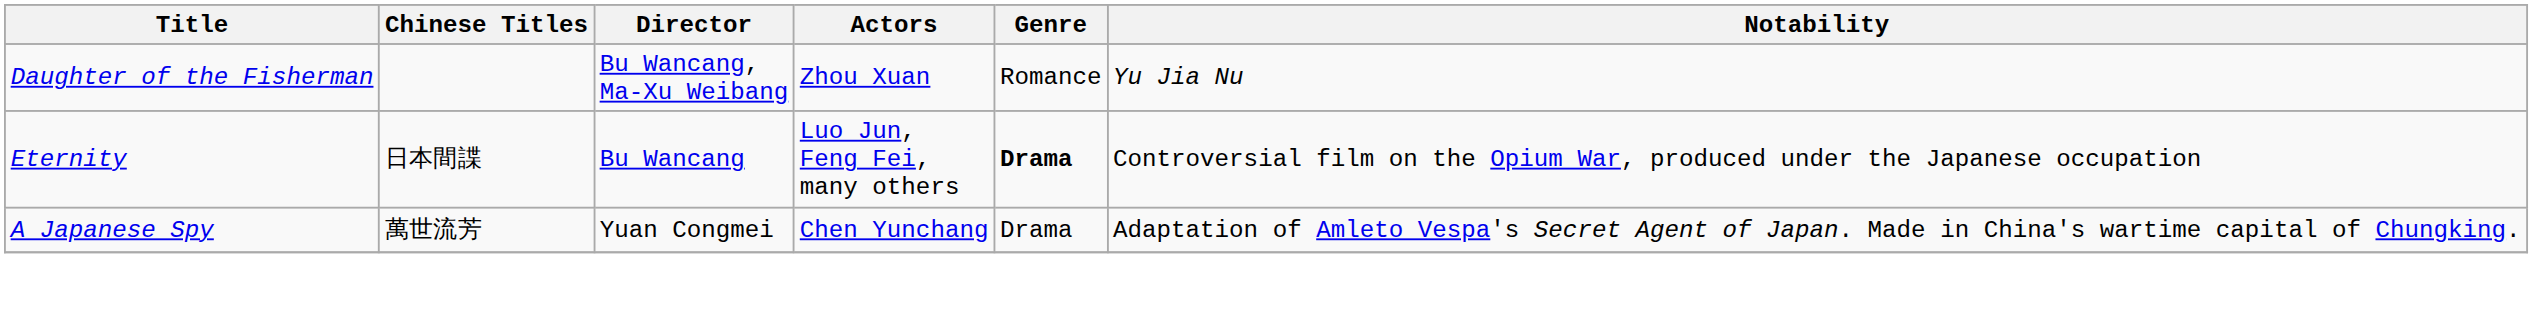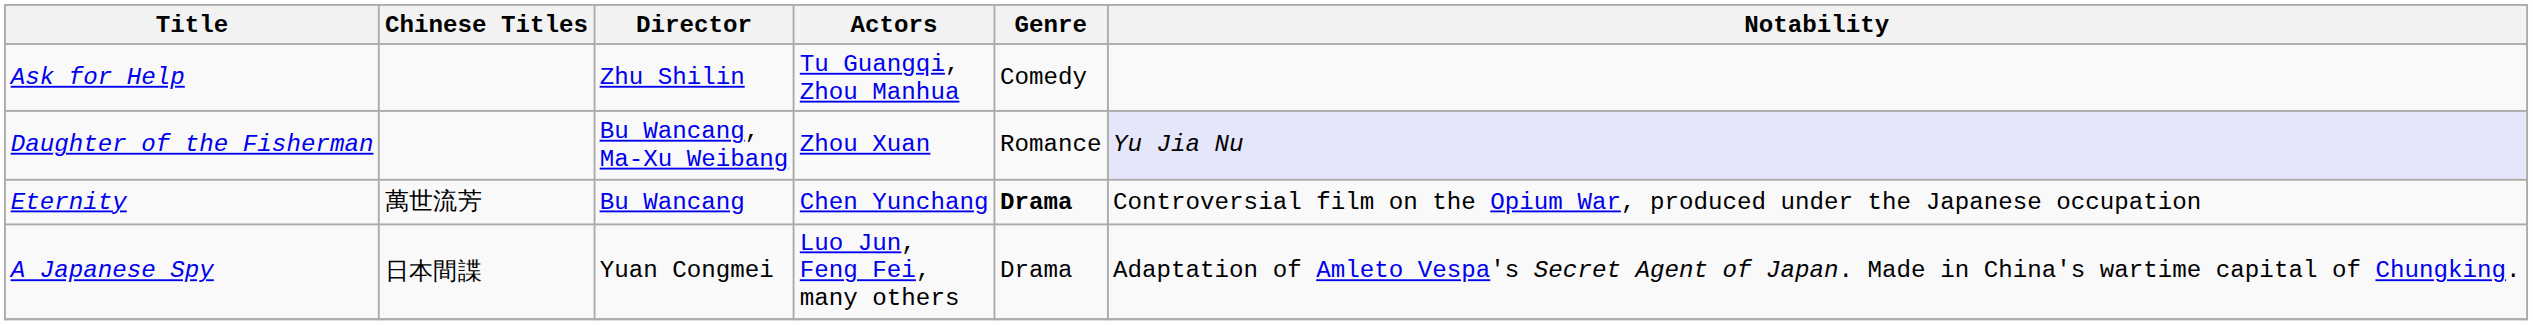+ row: (98, 78)
(1178, 78) no background -> (1178, 145) lavender background
(433, 160) 日本間諜 -> (433, 202) 萬世流芳
(880, 159) Luo Jun, Feng Fei, many others -> (894, 201) Chen Yunchang
(433, 230) 萬世流芳 -> (433, 272) 日本間諜
(894, 229) Chen Yunchang -> (880, 272) Luo Jun, Feng Fei, many others
